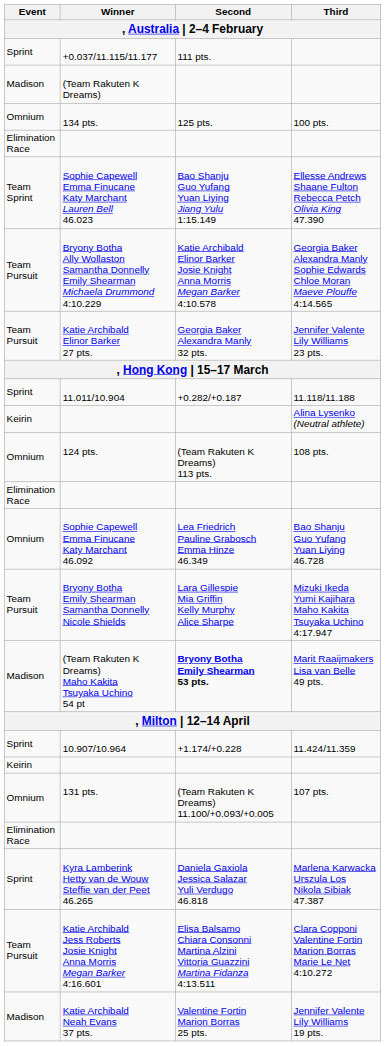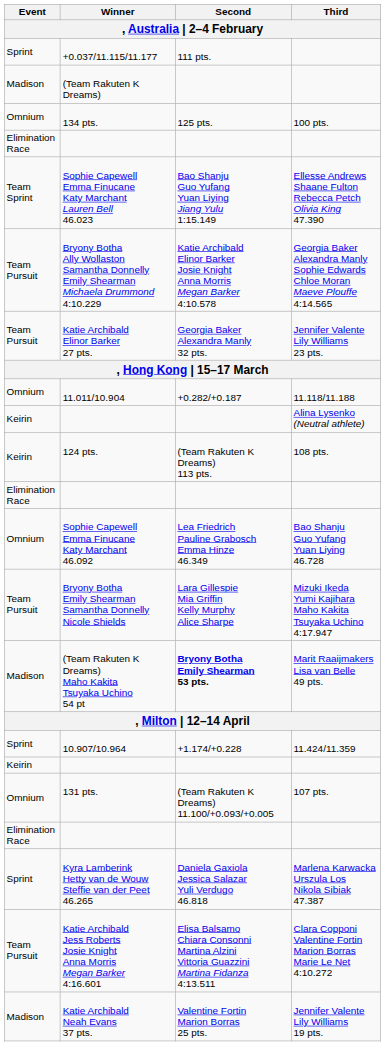(20, 392) Sprint -> (25, 392) Omnium
(25, 457) Omnium -> (19, 457) Keirin
